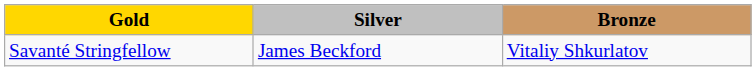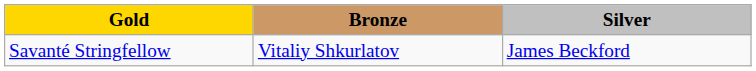columns swapped: (378, 19) <-> (627, 19)
